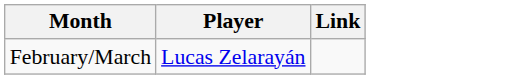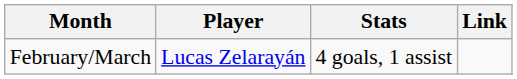+ column: (384, 21)
